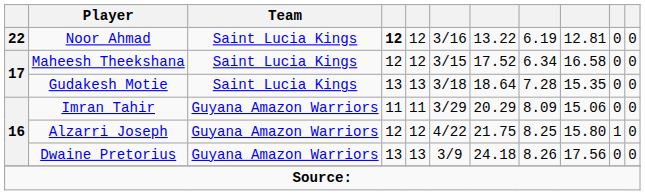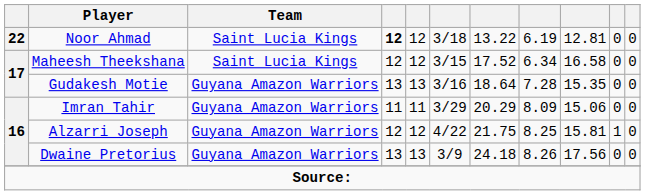(450, 39) 3/16 -> (450, 39) 3/18
(285, 85) Saint Lucia Kings -> (285, 85) Guyana Amazon Warriors
(450, 85) 3/18 -> (450, 85) 3/16
(585, 132) 15.80 -> (585, 132) 15.81
